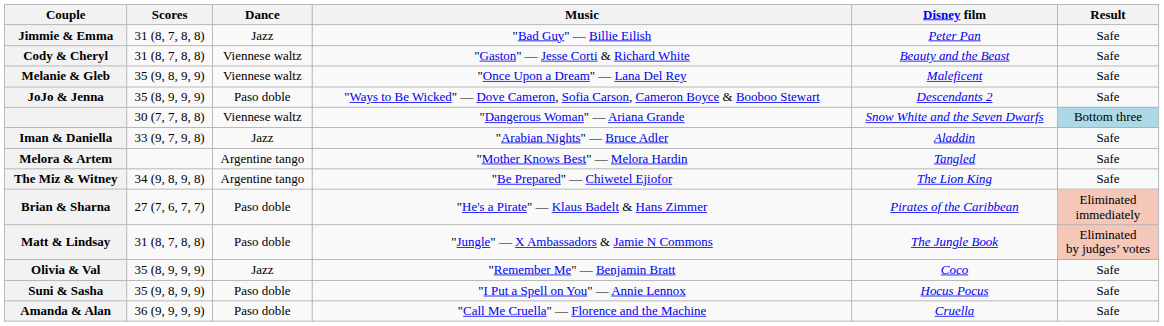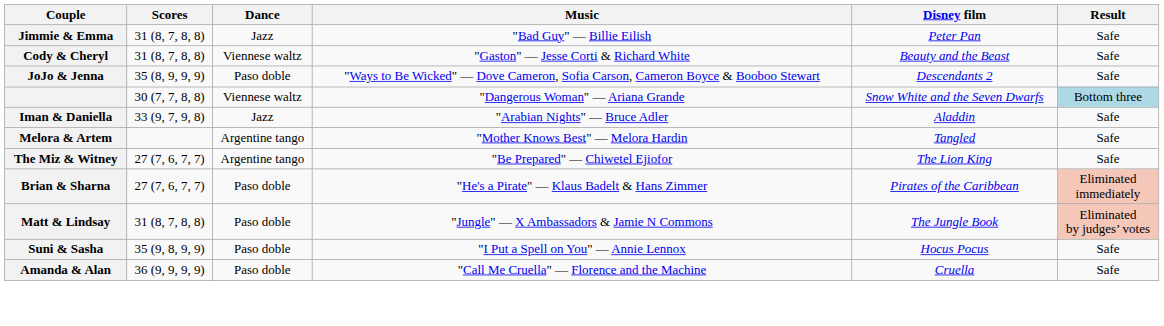- row: (66, 76)
(170, 179) 34 (9, 8, 9, 8) -> (170, 158) 27 (7, 6, 7, 7)
- row: (66, 270)
